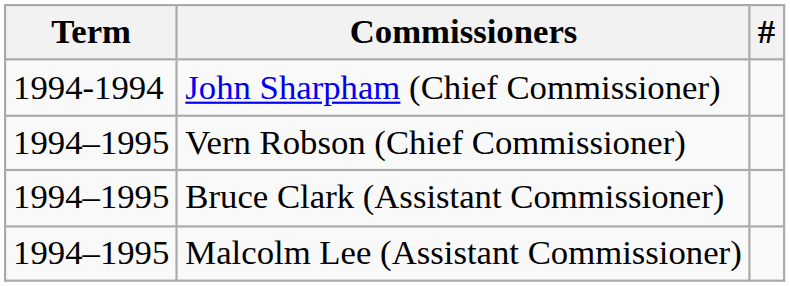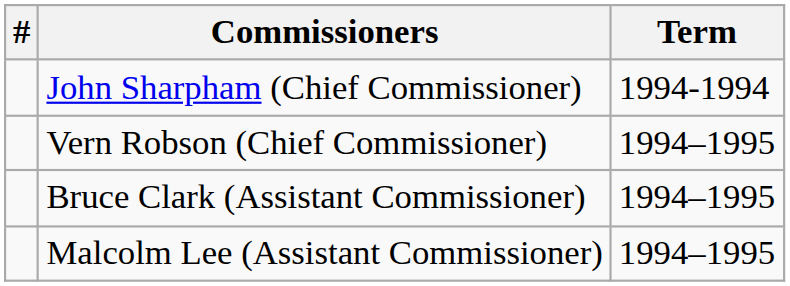columns swapped: (766, 32) <-> (91, 32)
